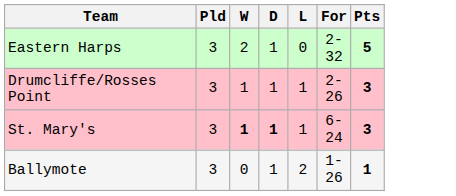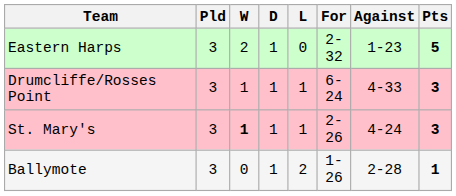+ column: (385, 16)
(334, 89) 2-26 -> (334, 89) 6-24
(273, 130) bold -> (273, 130) normal
(334, 130) 6-24 -> (334, 130) 2-26
